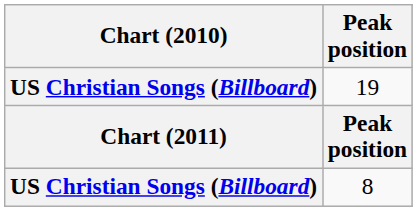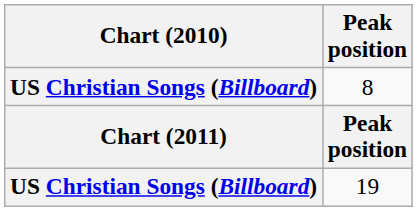rows swapped: (367, 186) <-> (367, 86)
